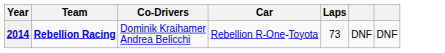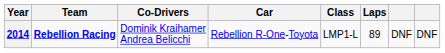+ column: (341, 13)
(335, 34) 73 -> (375, 34) 89
